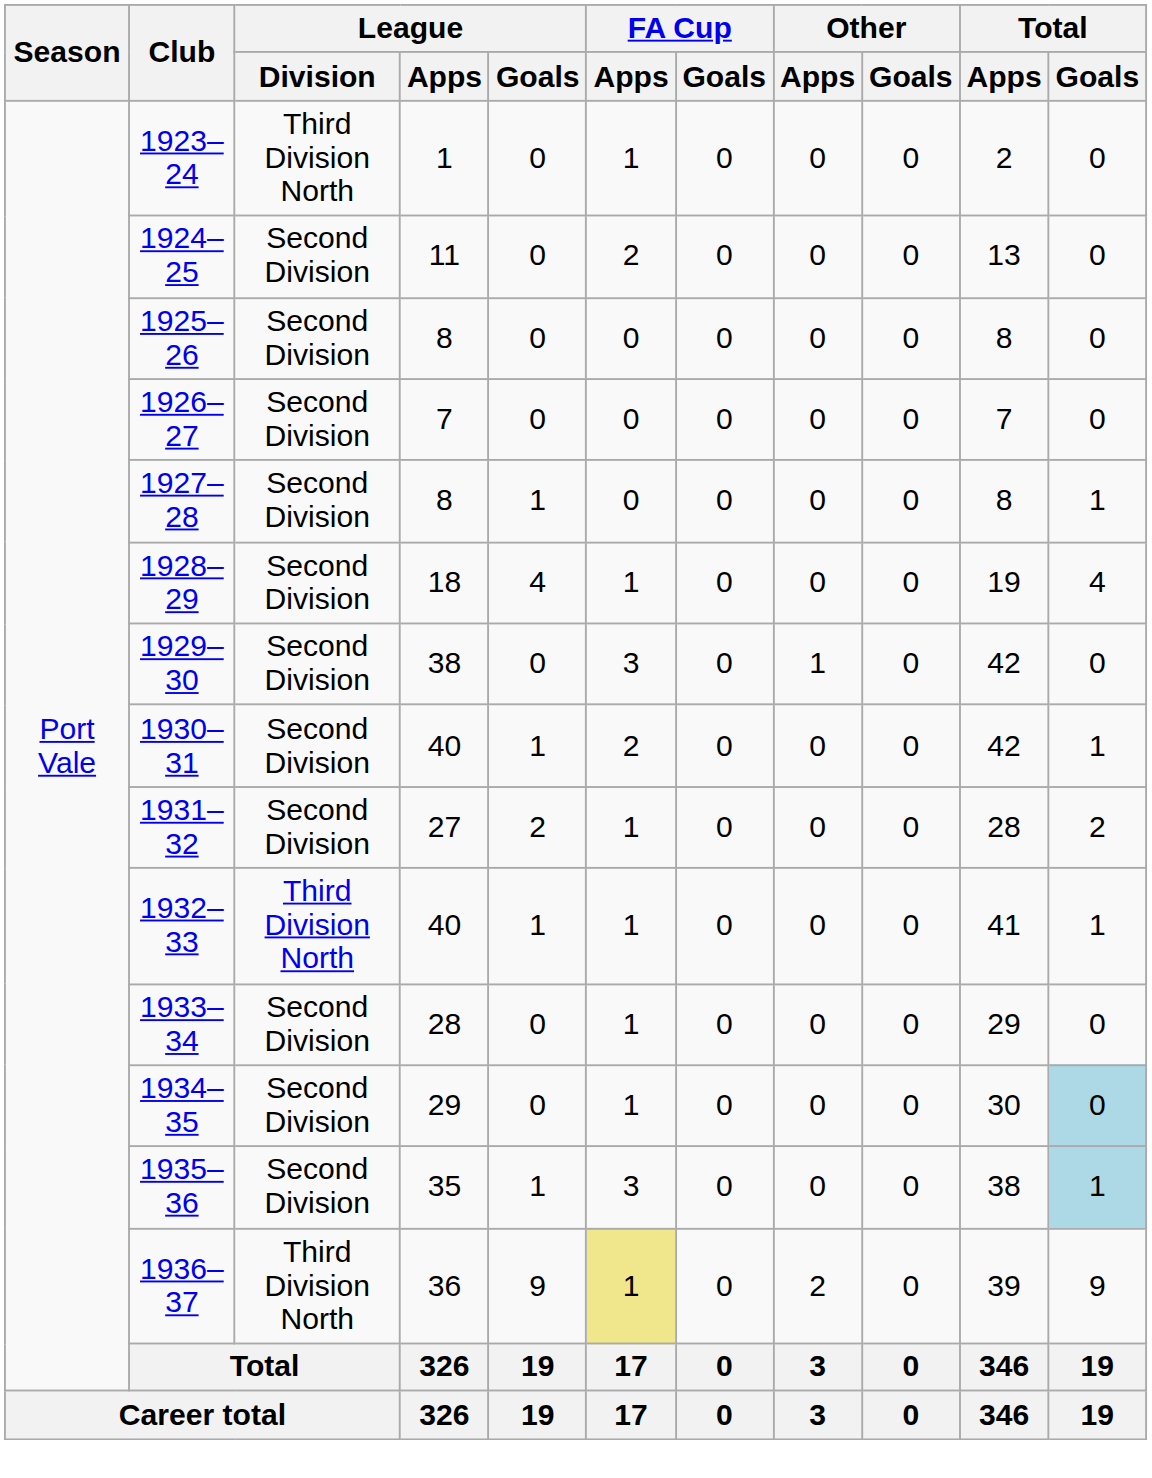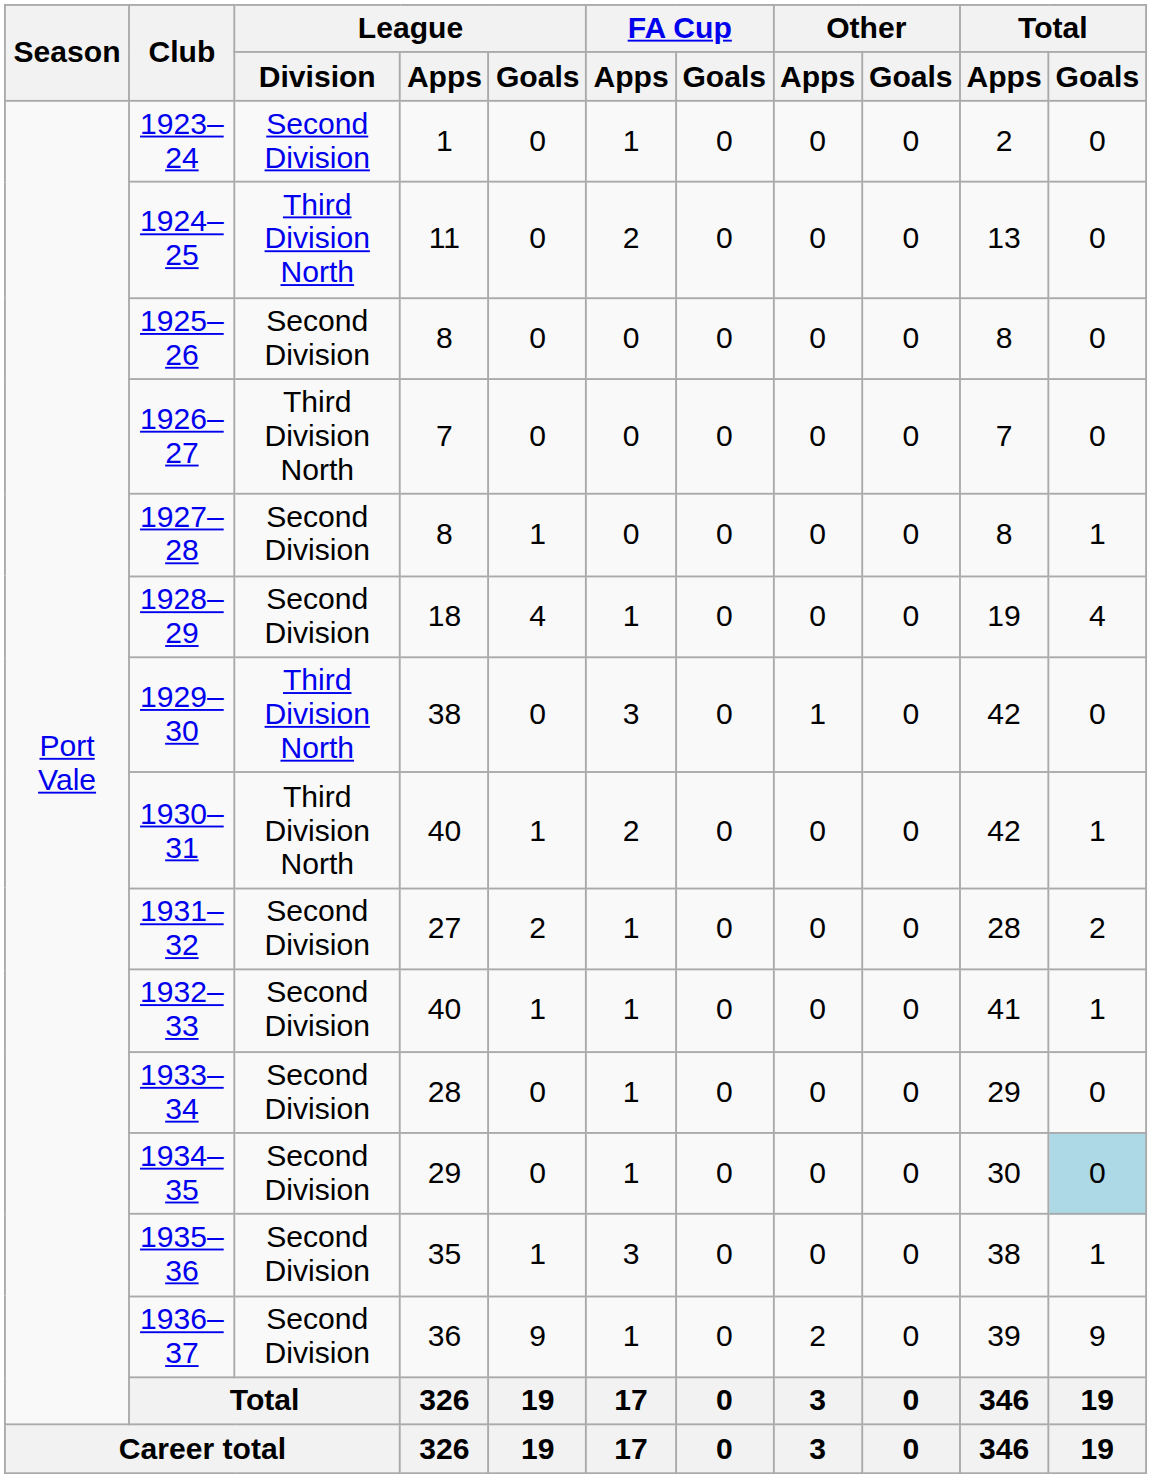(317, 157) Third Division North -> (317, 140) Second Division
(317, 256) Second Division -> (317, 239) Third Division North
(317, 419) Second Division -> (317, 436) Third Division North
(317, 663) Second Division -> (317, 714) Third Division North
(317, 745) Second Division -> (317, 829) Third Division North
(317, 925) Third Division North -> (317, 1009) Second Division
(1097, 1186) lightblue background -> (1097, 1254) no background
(317, 1285) Third Division North -> (317, 1336) Second Division
(631, 1285) khaki background -> (631, 1336) no background
